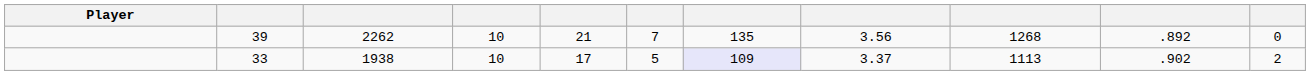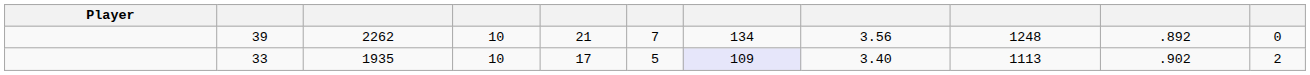(742, 37) 135 -> (742, 37) 134
(1025, 37) 1268 -> (1025, 37) 1248
(378, 59) 1938 -> (378, 59) 1935
(876, 59) 3.37 -> (876, 59) 3.40
